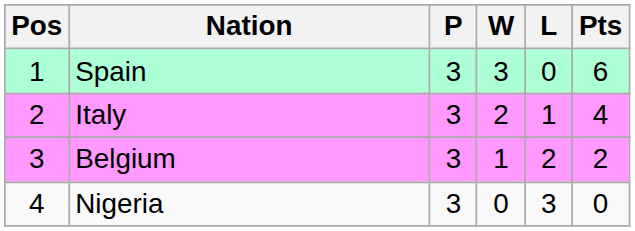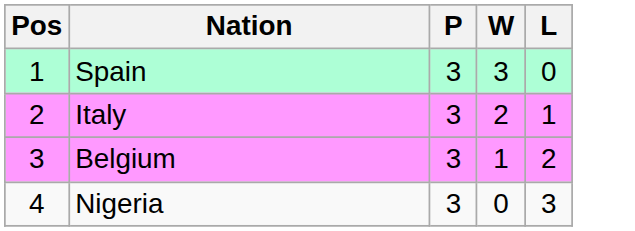- column: (601, 26)
